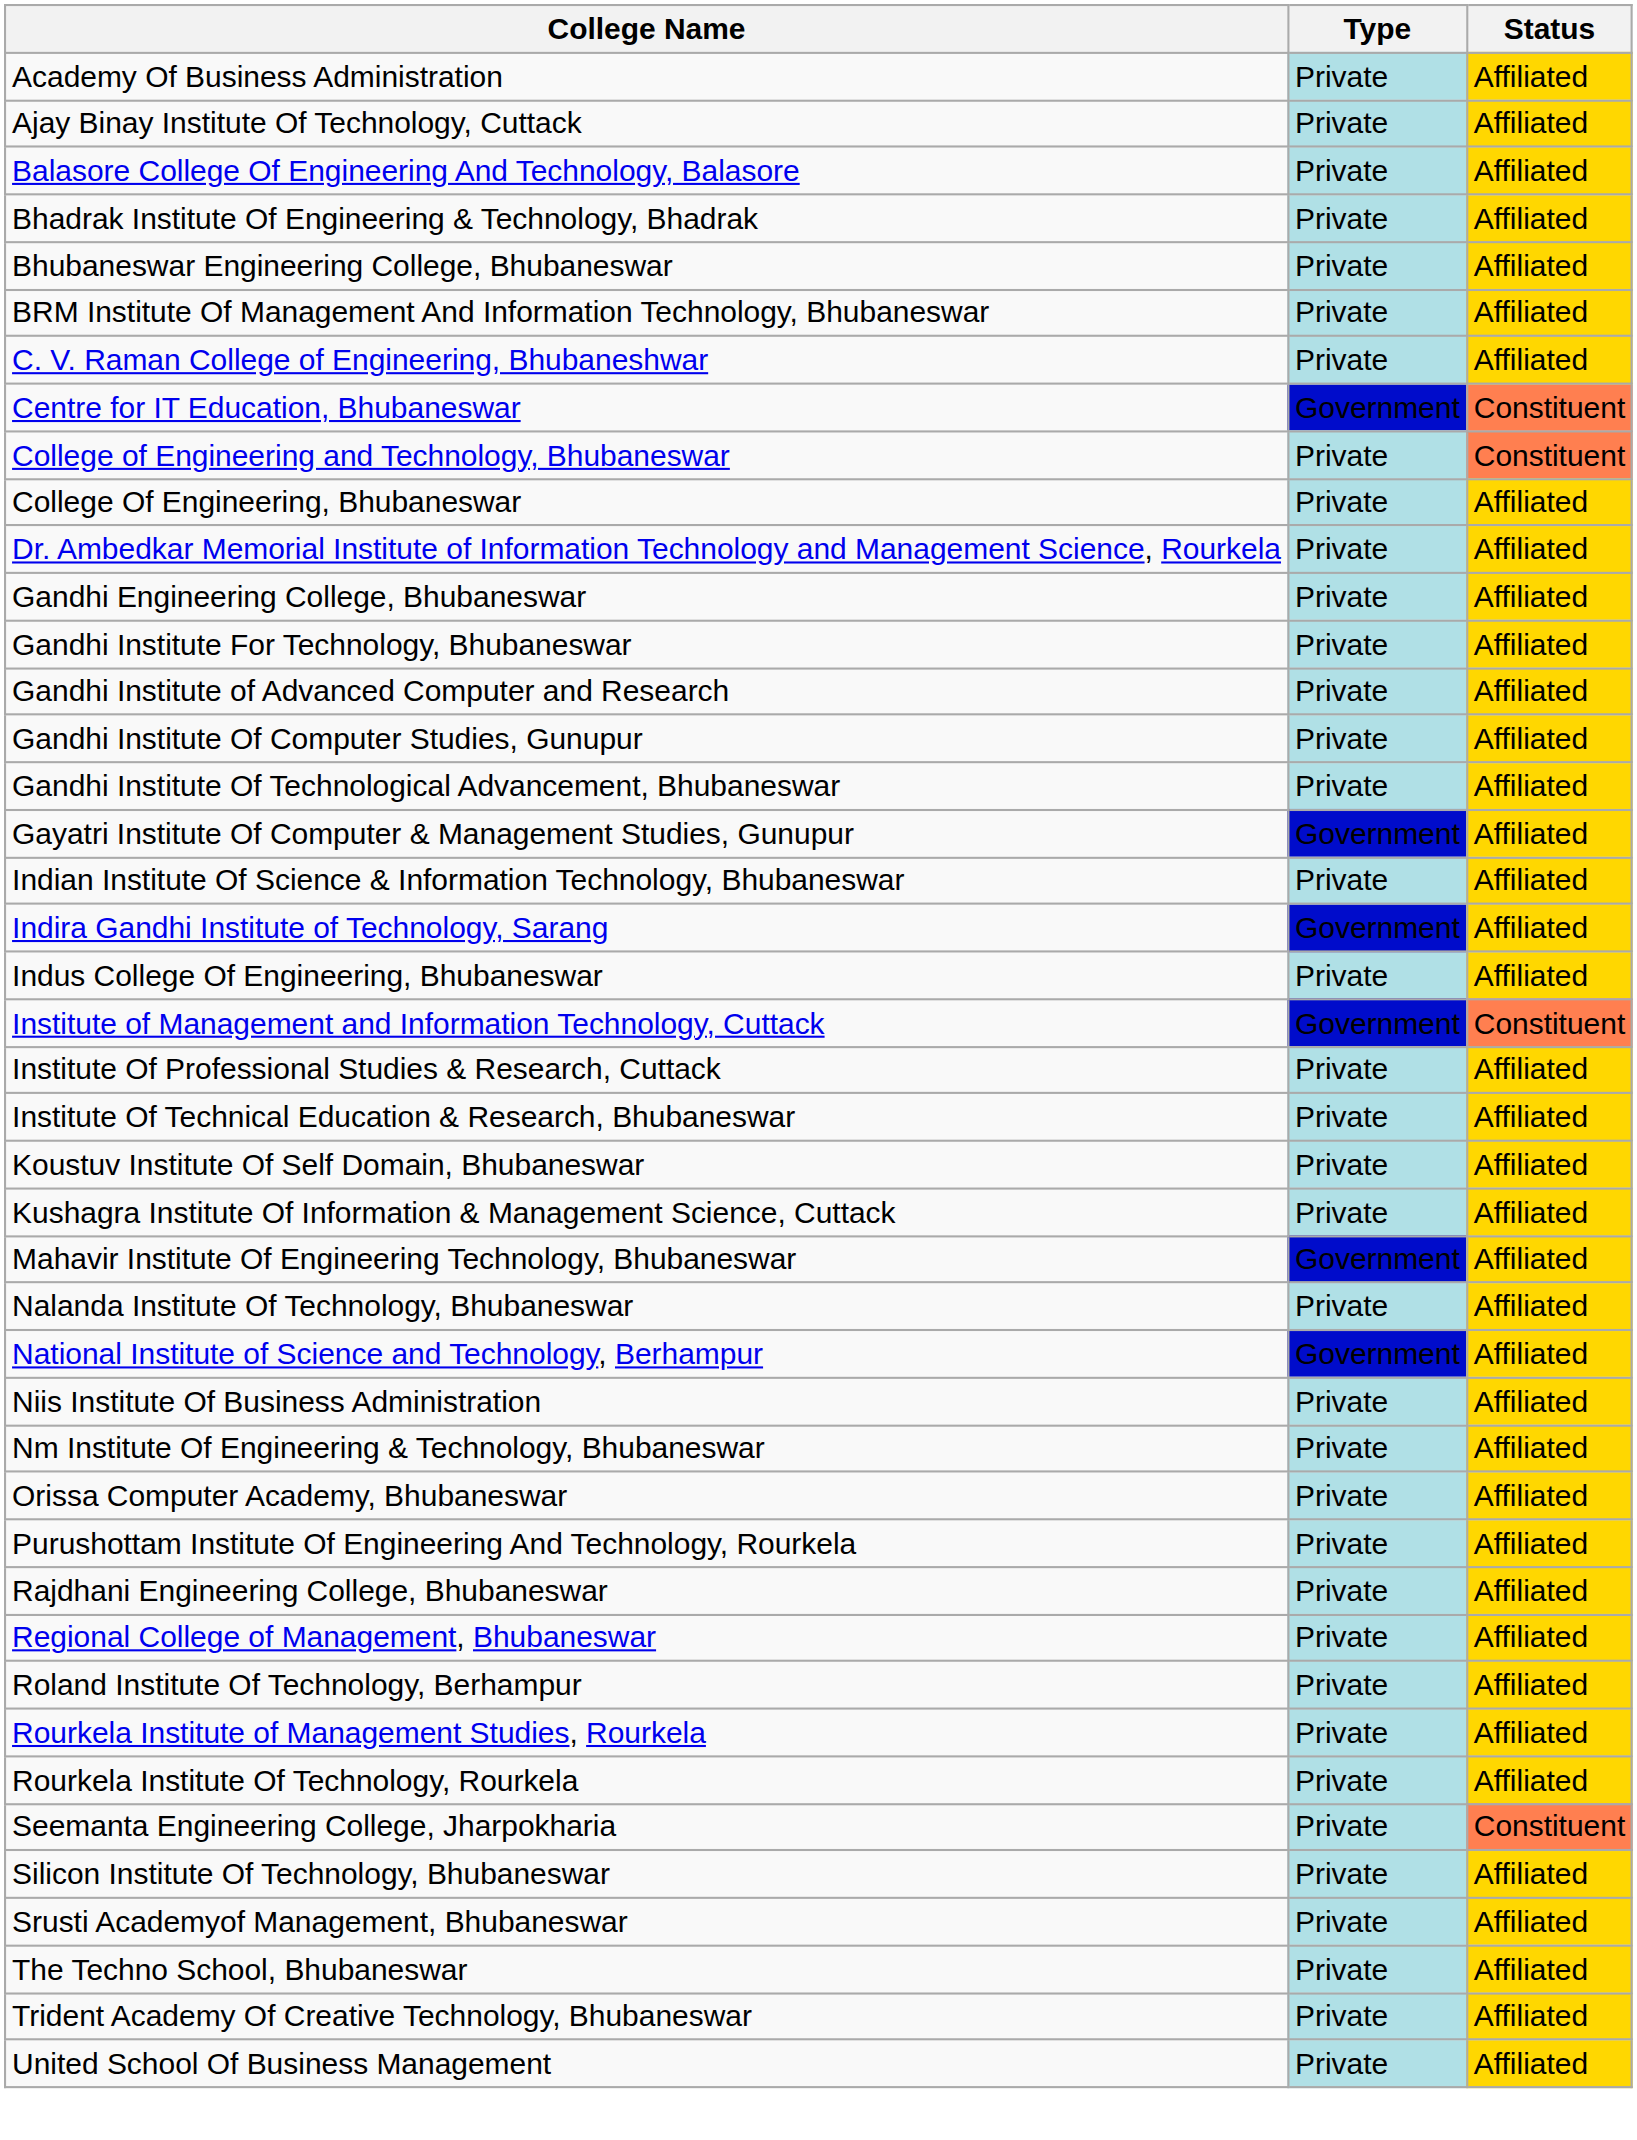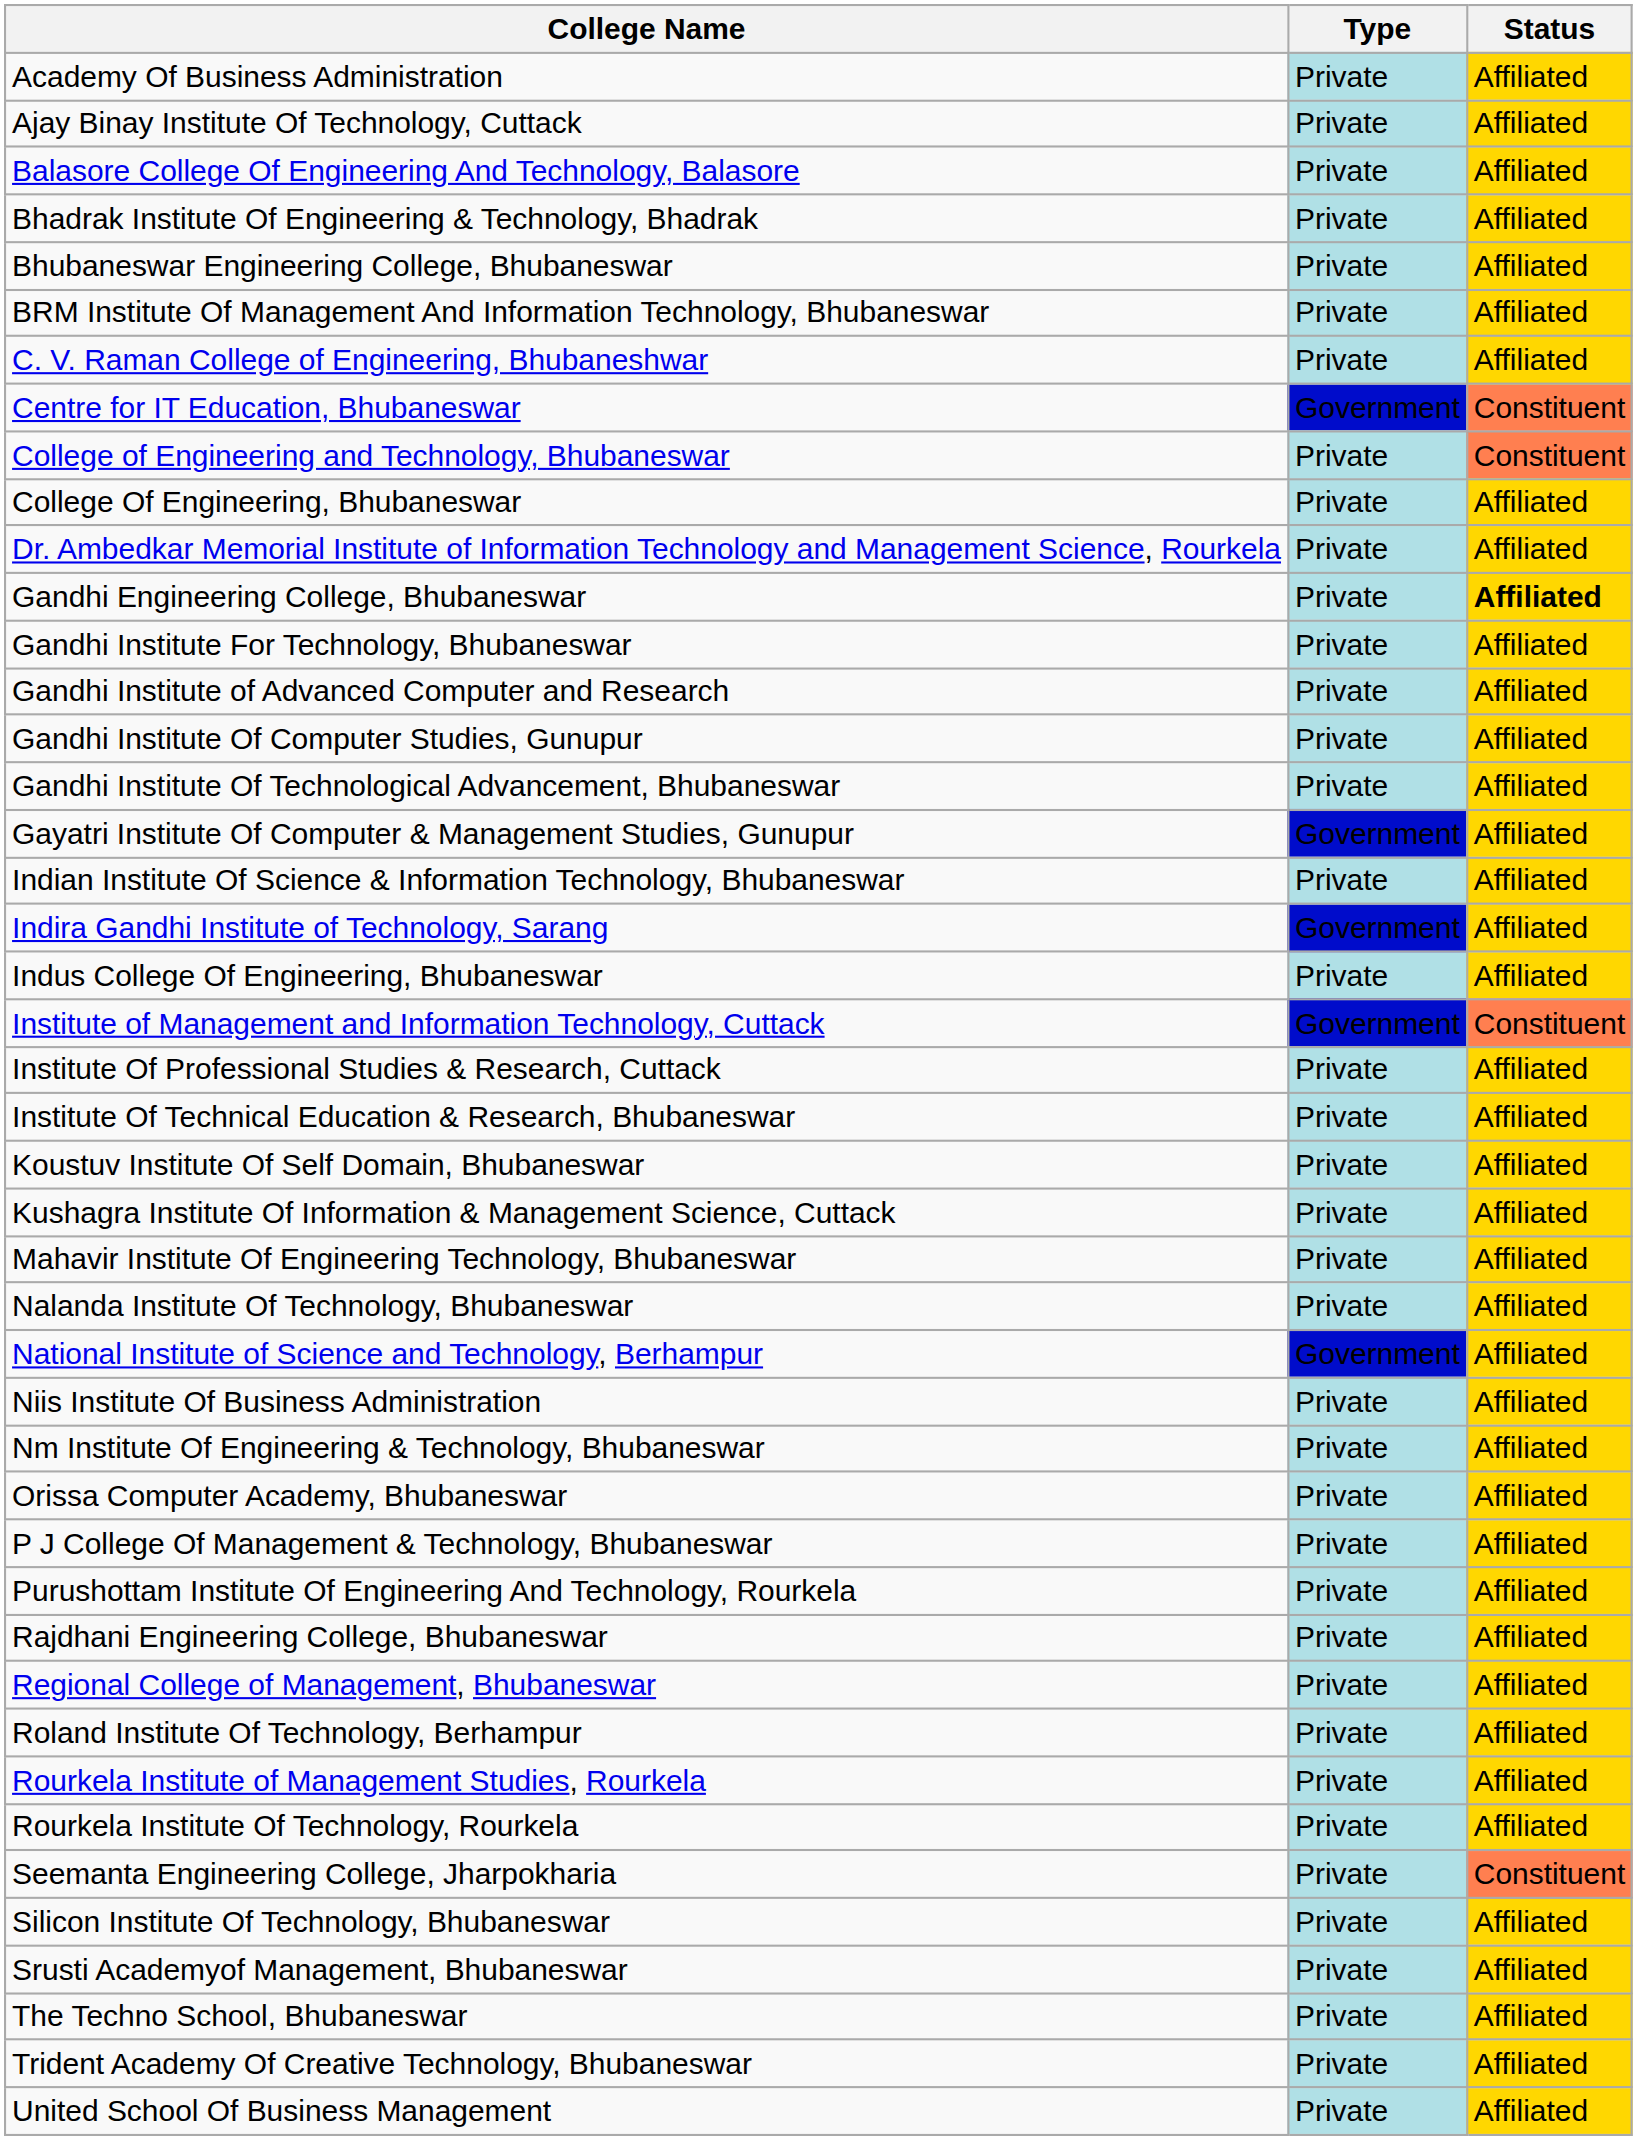(1531, 597) normal -> (1538, 597) bold
(1377, 1259) Government -> (1342, 1259) Private
+ row: (392, 1543)
